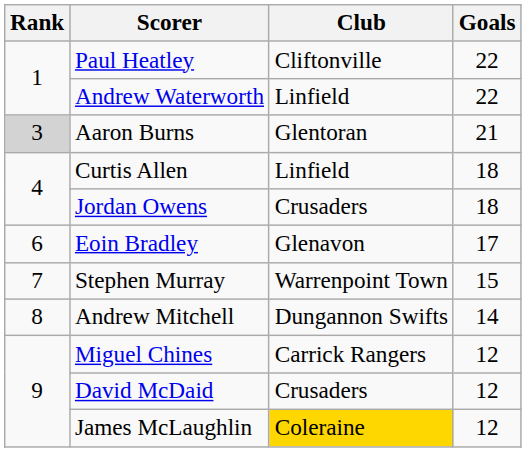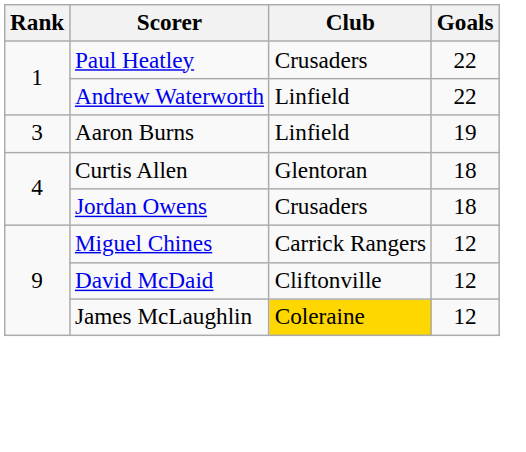(328, 59) Cliftonville -> (321, 59) Crusaders
(37, 133) lightgrey background -> (37, 133) no background
(321, 133) Glentoran -> (312, 133) Linfield
(487, 133) 21 -> (465, 133) 19
(312, 170) Linfield -> (321, 170) Glentoran
- row: (136, 243)
- row: (150, 280)
- row: (155, 317)
(321, 390) Crusaders -> (328, 280) Cliftonville
